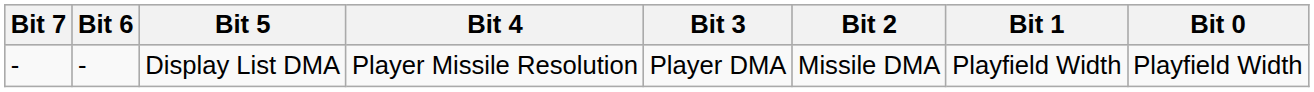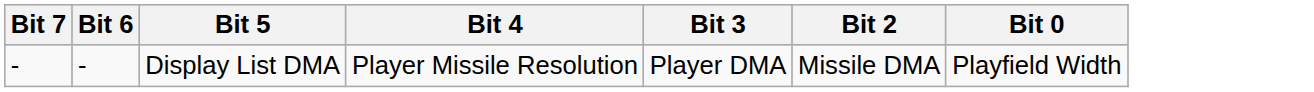- column: (1037, 24)
